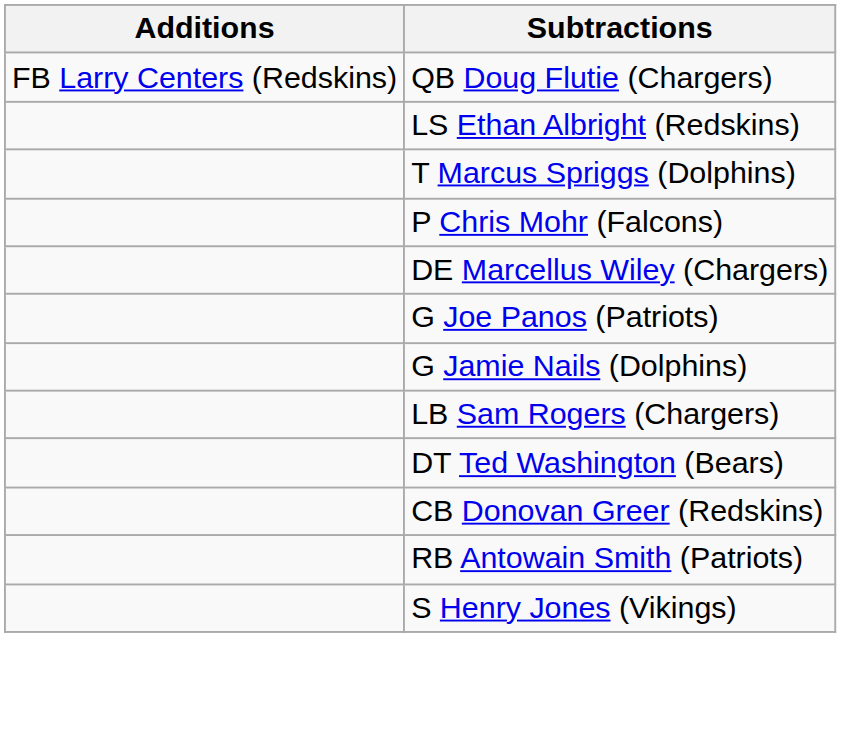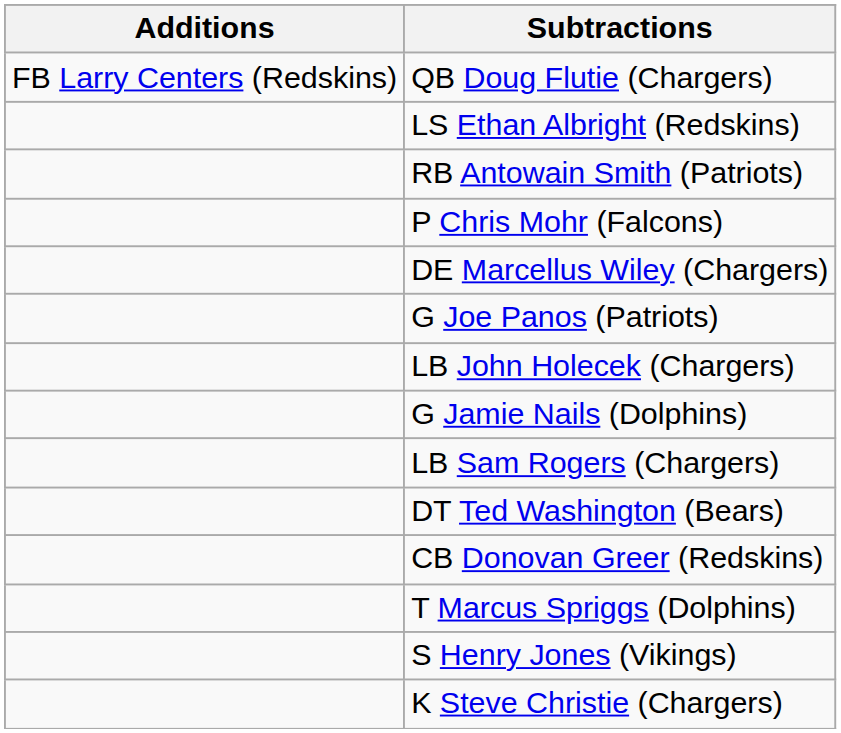rows swapped: (607, 558) <-> (603, 173)
+ row: (603, 366)
+ row: (597, 703)
